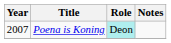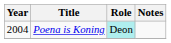(18, 30) 2007 -> (18, 30) 2004
